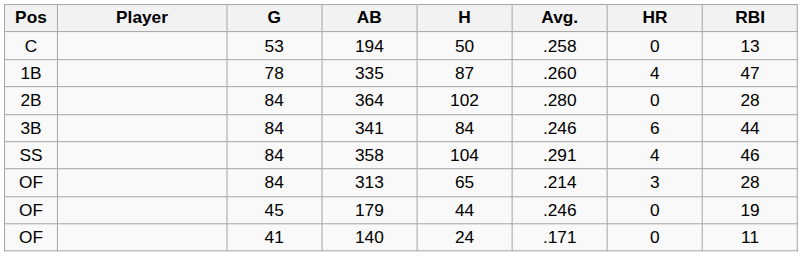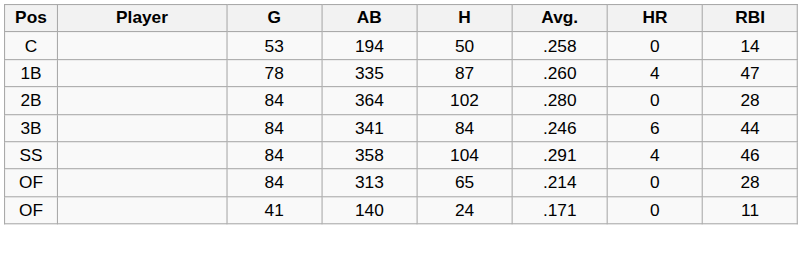(750, 45) 13 -> (750, 45) 14
(655, 182) 3 -> (655, 182) 0
- row: (369, 210)
